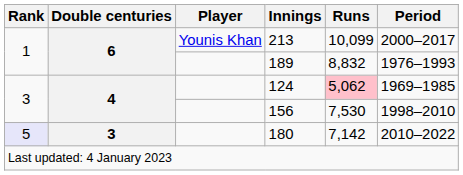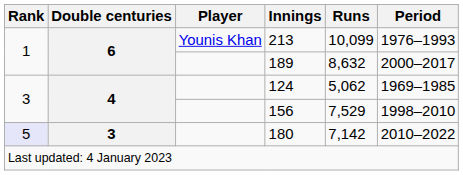(418, 39) 2000–2017 -> (418, 39) 1976–1993
(347, 63) 8,832 -> (347, 63) 8,632
(418, 63) 1976–1993 -> (418, 63) 2000–2017
(347, 87) pink background -> (347, 87) no background
(347, 110) 7,530 -> (347, 110) 7,529
